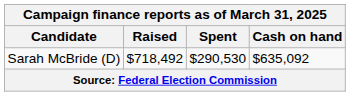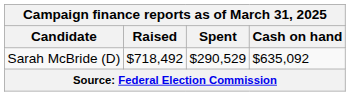(218, 58) $290,530 -> (218, 58) $290,529
